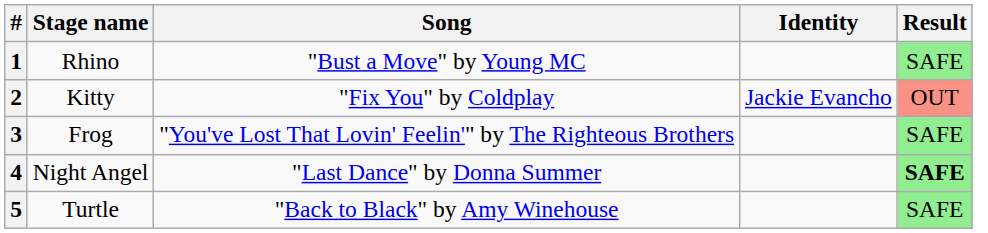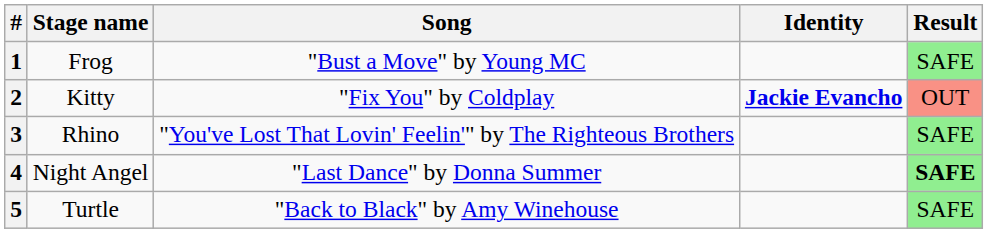(91, 60) Rhino -> (91, 60) Frog
(818, 97) normal -> (824, 97) bold
(91, 135) Frog -> (91, 135) Rhino
